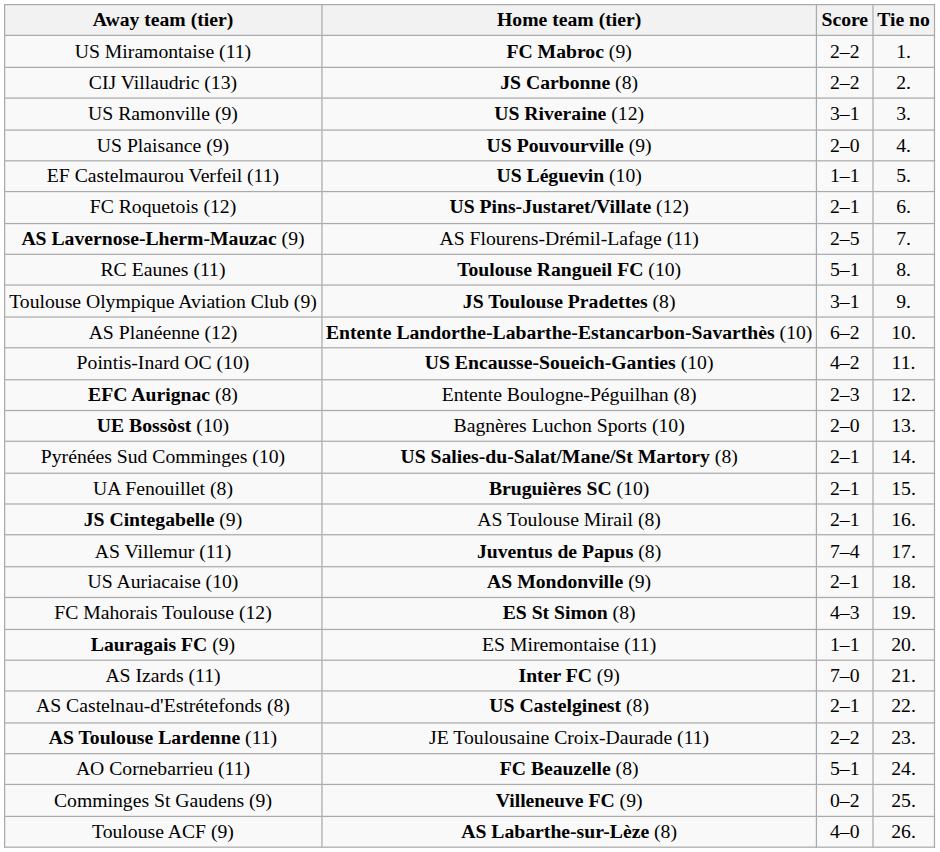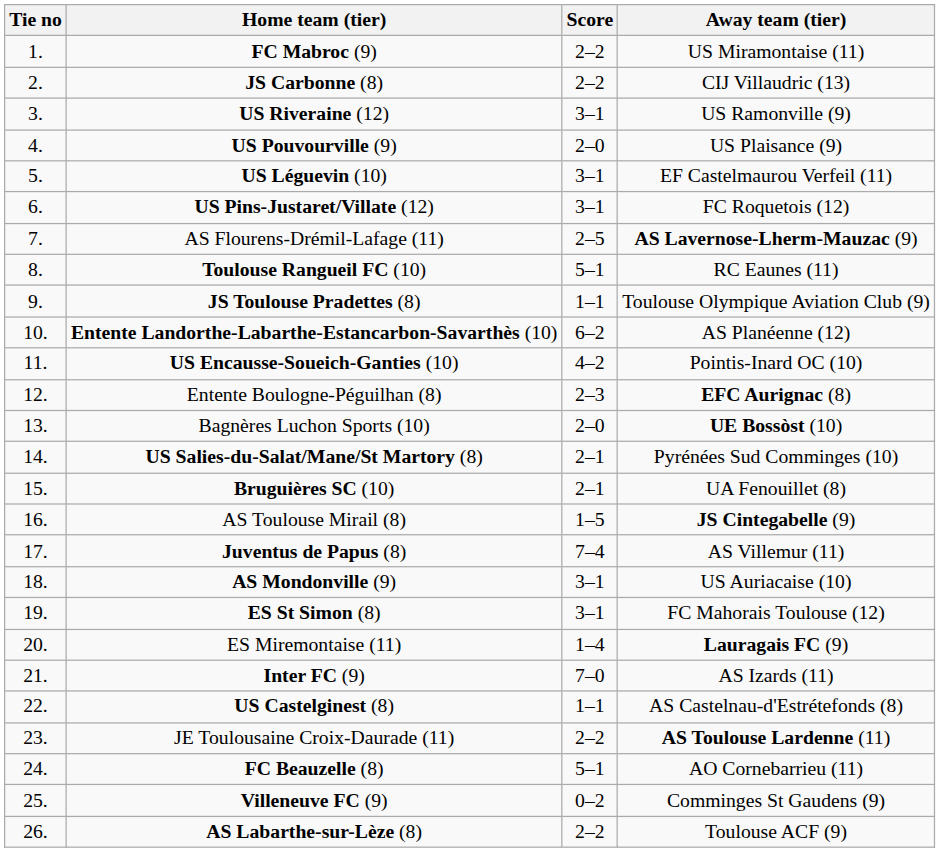columns swapped: (904, 20) <-> (163, 20)
(845, 176) 1–1 -> (590, 176) 3–1
(845, 207) 2–1 -> (590, 207) 3–1
(845, 301) 3–1 -> (590, 301) 1–1
(845, 519) 2–1 -> (590, 519) 1–5
(845, 581) 2–1 -> (590, 581) 3–1
(845, 613) 4–3 -> (590, 613) 3–1
(845, 644) 1–1 -> (590, 644) 1–4
(845, 706) 2–1 -> (590, 706) 1–1
(845, 831) 4–0 -> (590, 831) 2–2
